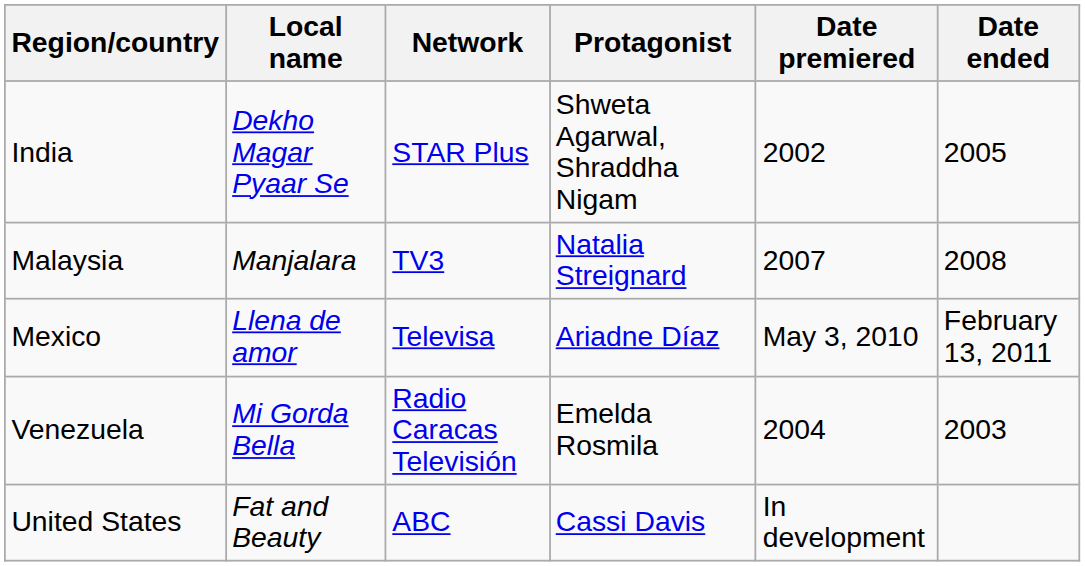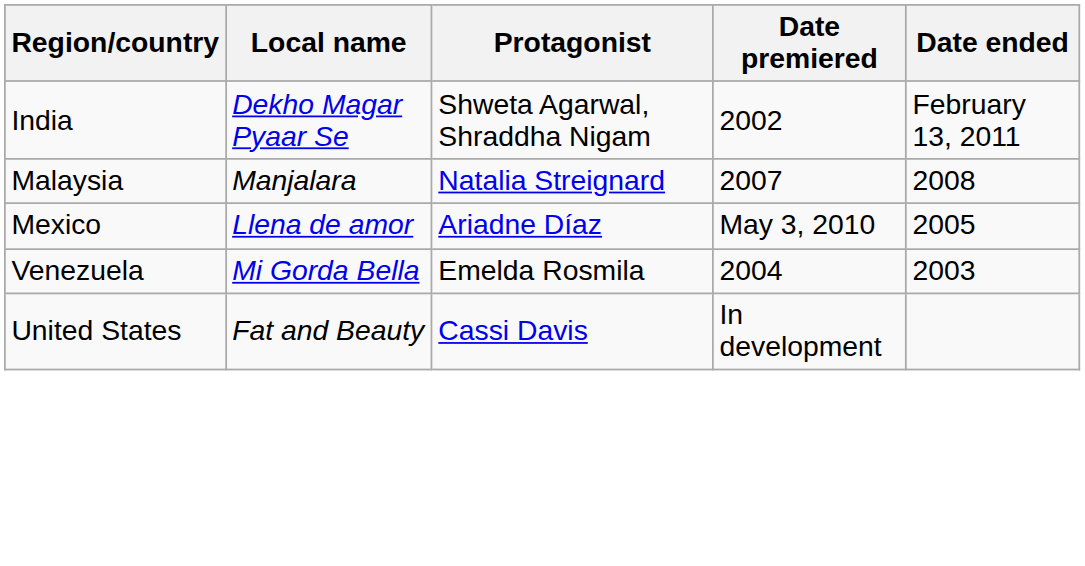- column: (467, 42)
(975, 151) 2005 -> (969, 119) February 13, 2011
(1001, 336) February 13, 2011 -> (944, 225) 2005
